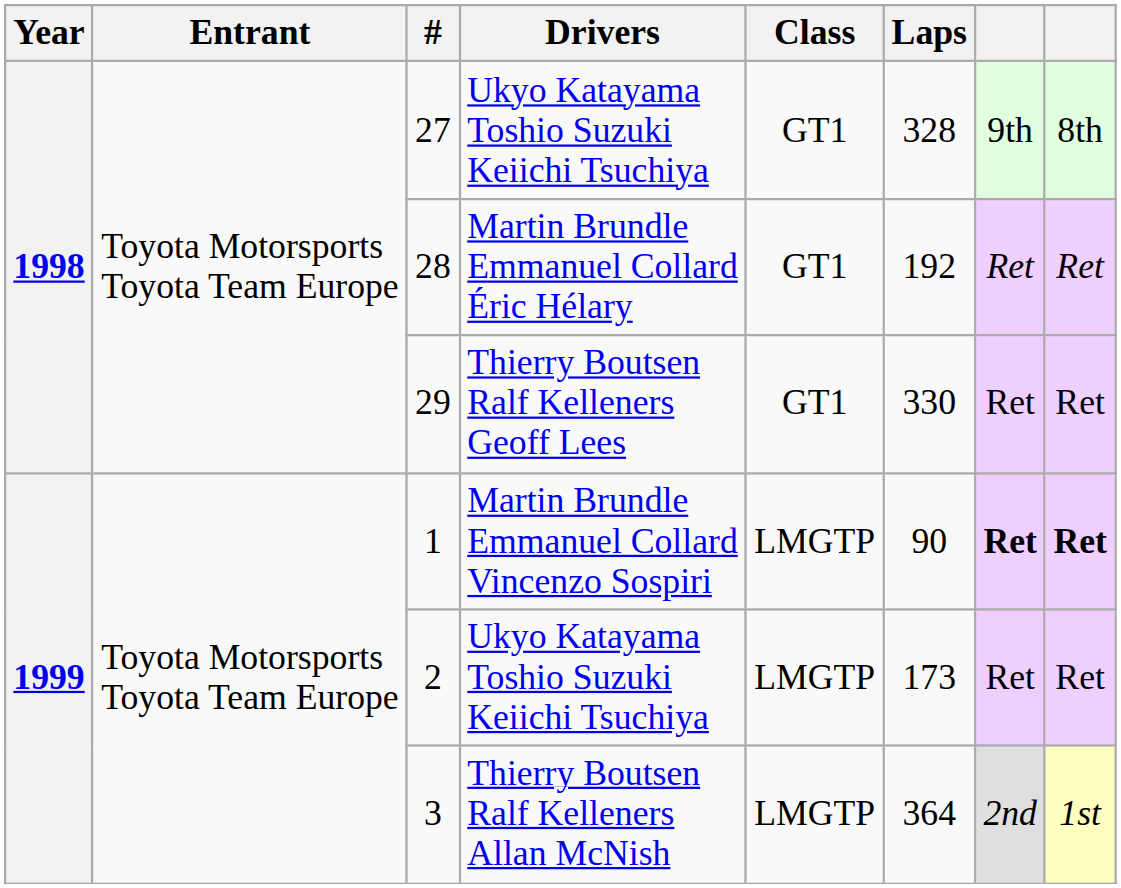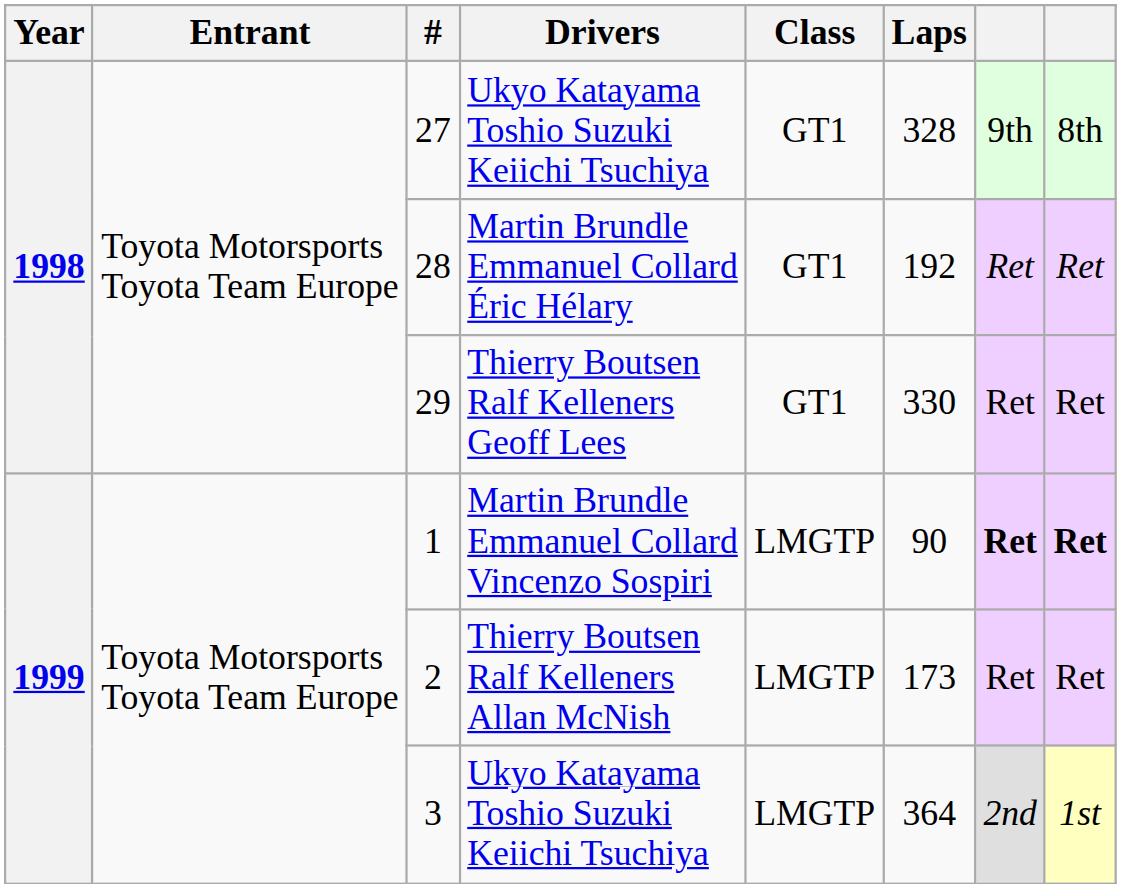(588, 676) Ukyo Katayama Toshio Suzuki Keiichi Tsuchiya -> (584, 676) Thierry Boutsen Ralf Kelleners Allan McNish
(584, 813) Thierry Boutsen Ralf Kelleners Allan McNish -> (588, 813) Ukyo Katayama Toshio Suzuki Keiichi Tsuchiya
